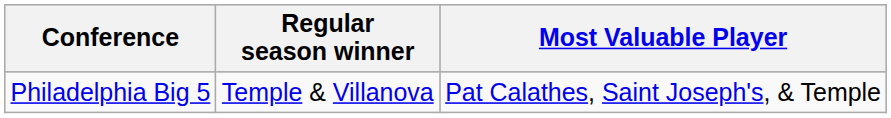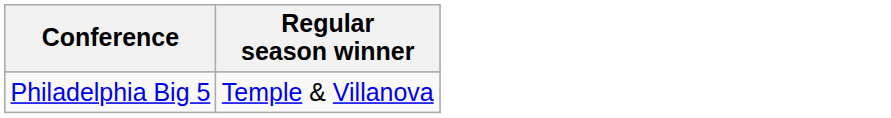- column: (663, 38)
